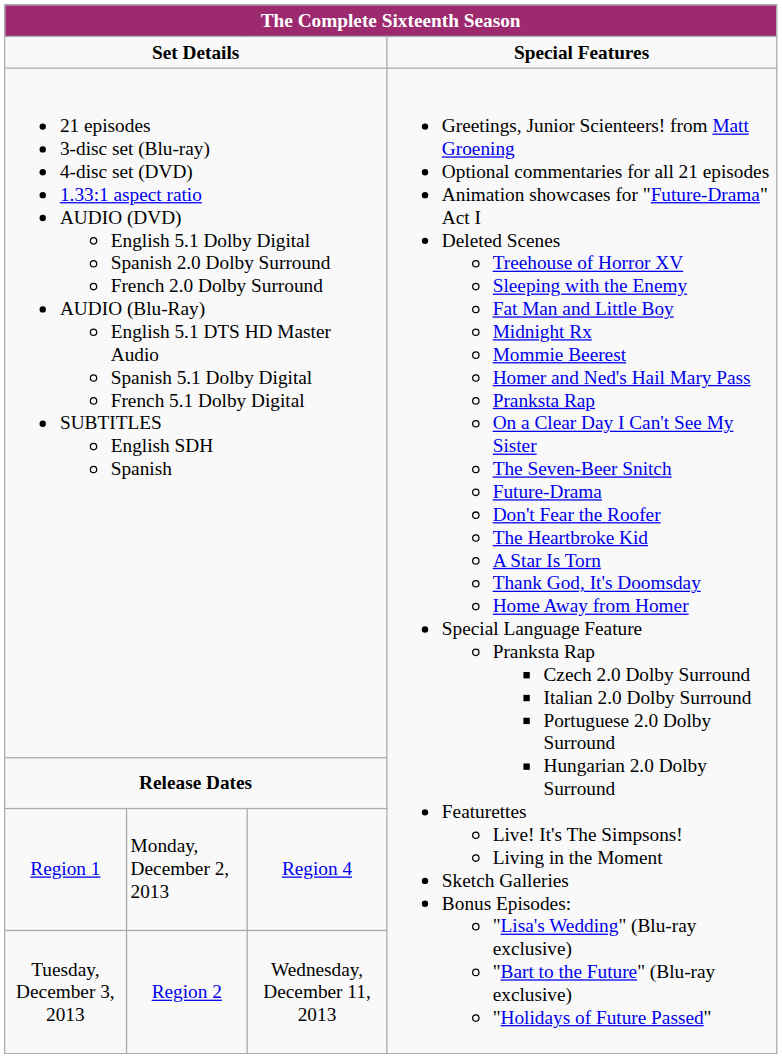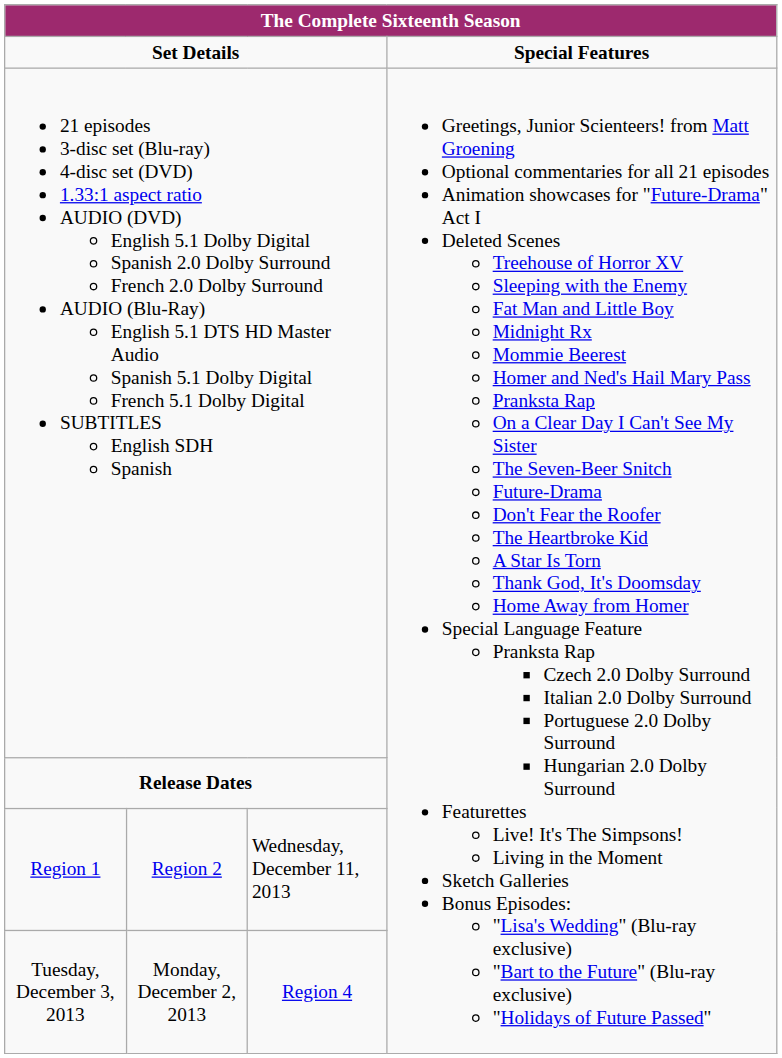(180, 869) Monday, December 2, 2013 -> (187, 869) Region 2
(317, 869) Region 4 -> (306, 869) Wednesday, December 11, 2013
(187, 991) Region 2 -> (187, 991) Monday, December 2, 2013
(317, 991) Wednesday, December 11, 2013 -> (317, 991) Region 4
